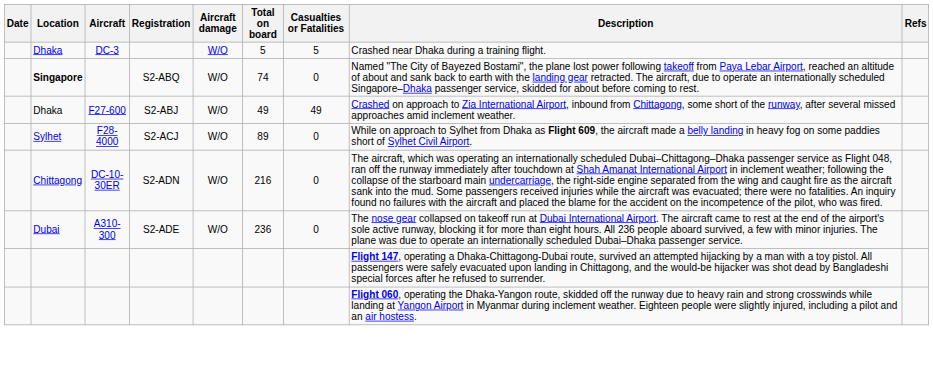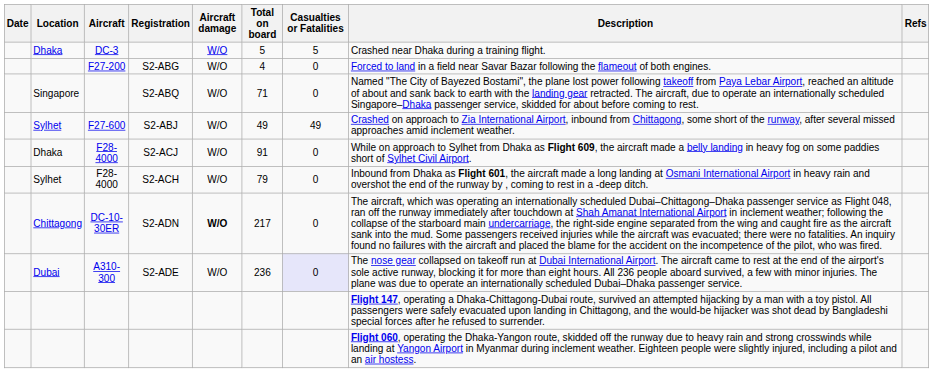+ row: (107, 66)
(58, 77) bold -> (56, 93) normal
(263, 77) 74 -> (262, 93) 71
(48, 109) Dhaka -> (47, 125) Sylhet
(47, 136) Sylhet -> (48, 152) Dhaka
(263, 136) 89 -> (262, 152) 91
+ row: (107, 179)
(218, 180) normal -> (217, 223) bold
(263, 180) 216 -> (262, 223) 217
(316, 229) no background -> (316, 272) lavender background
